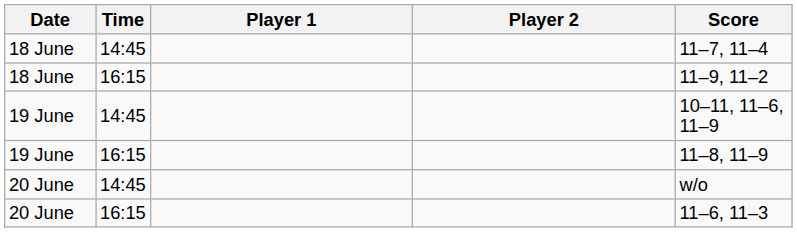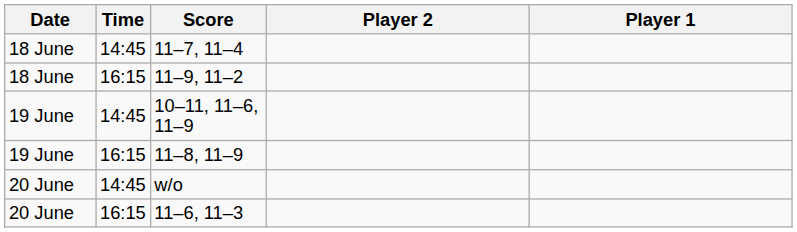columns swapped: (281, 19) <-> (733, 19)
